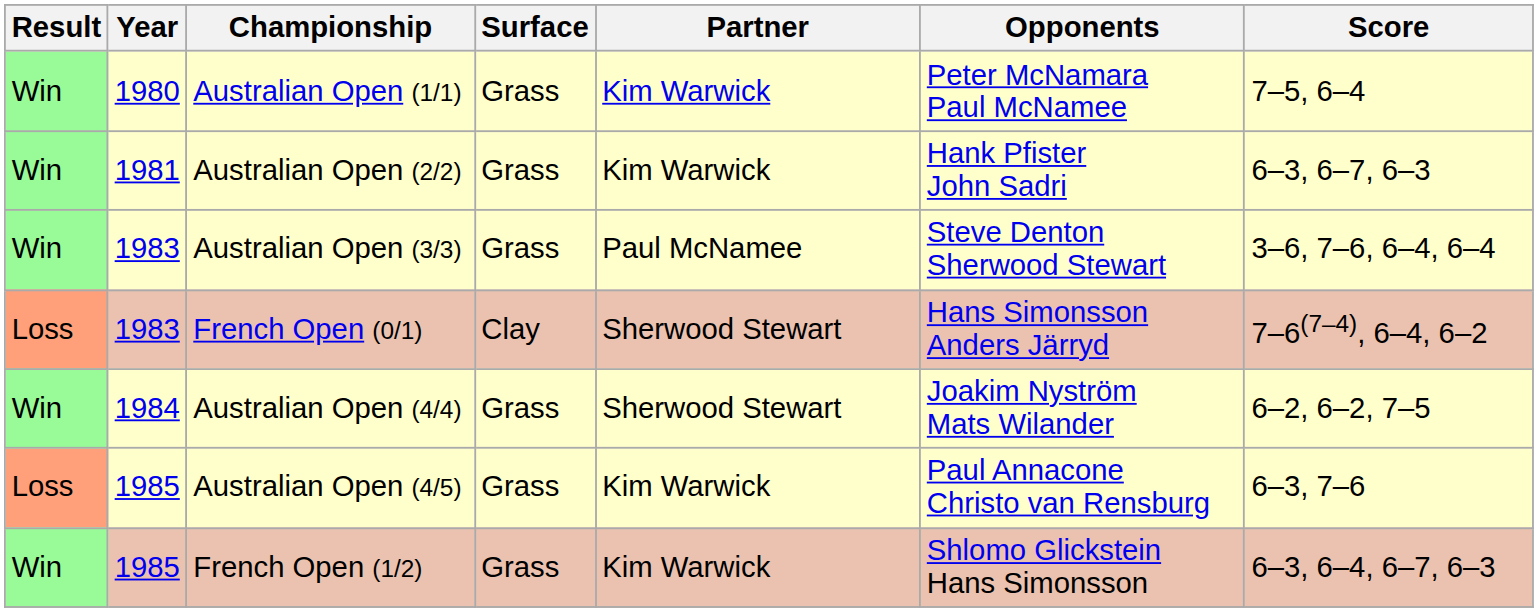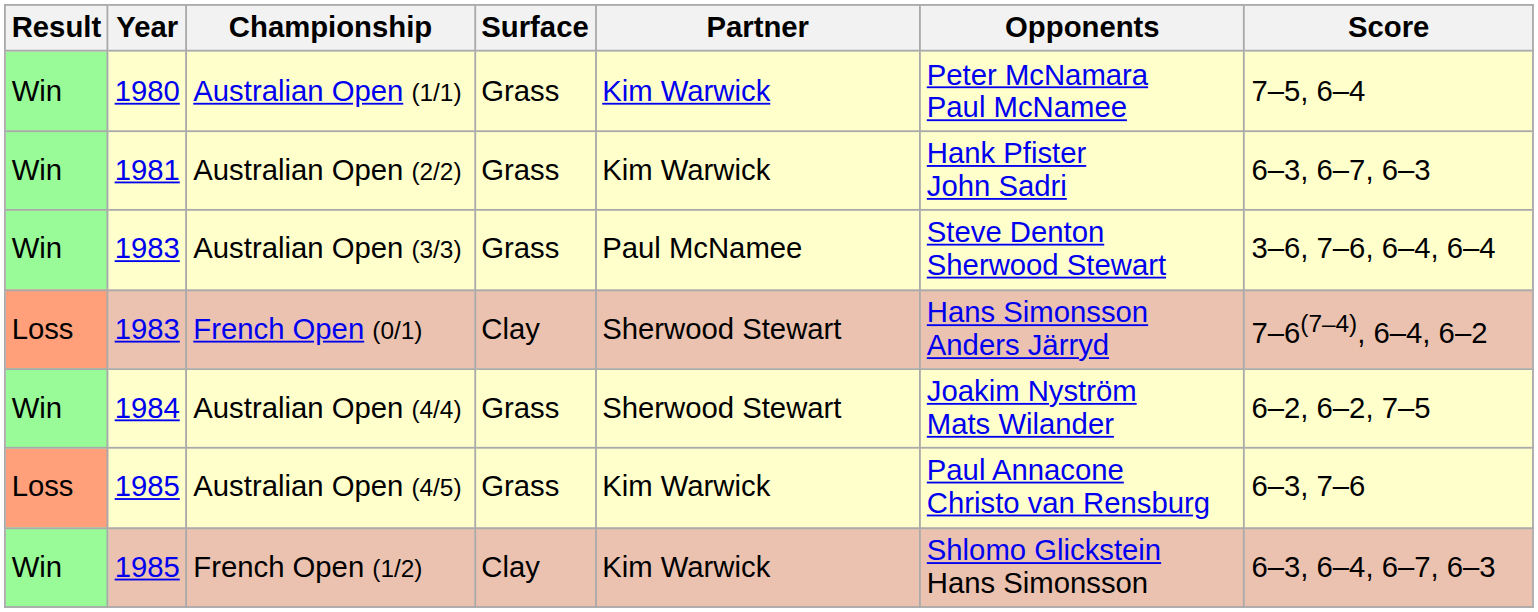(520, 566) Grass -> (511, 566) Clay
